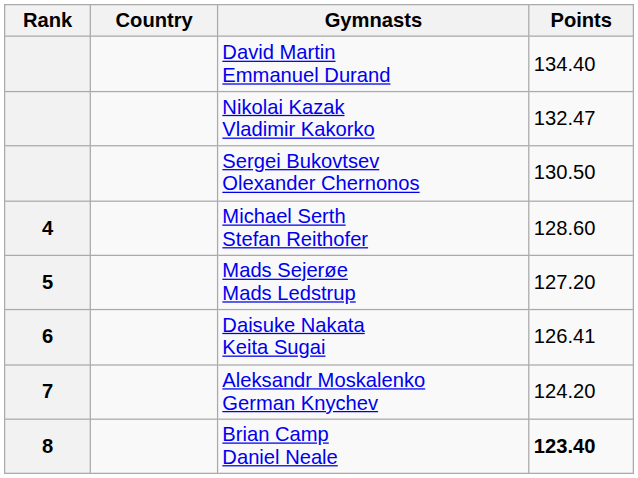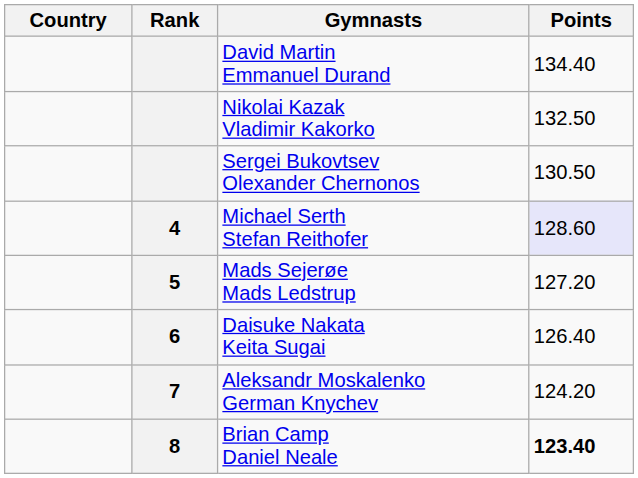columns swapped: (48, 20) <-> (154, 20)
(565, 118) 132.47 -> (565, 118) 132.50
(565, 227) no background -> (565, 227) lavender background
(565, 337) 126.41 -> (565, 337) 126.40
